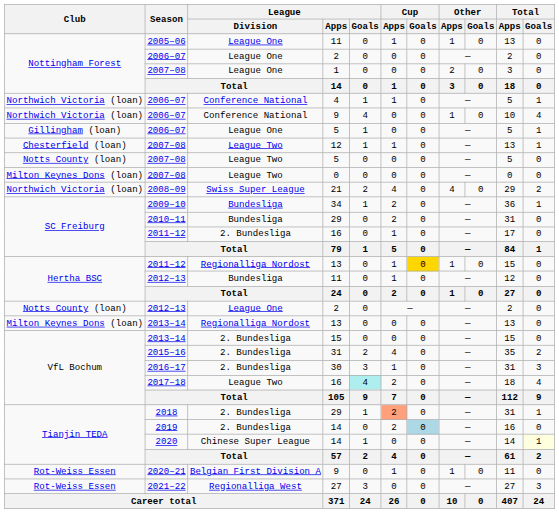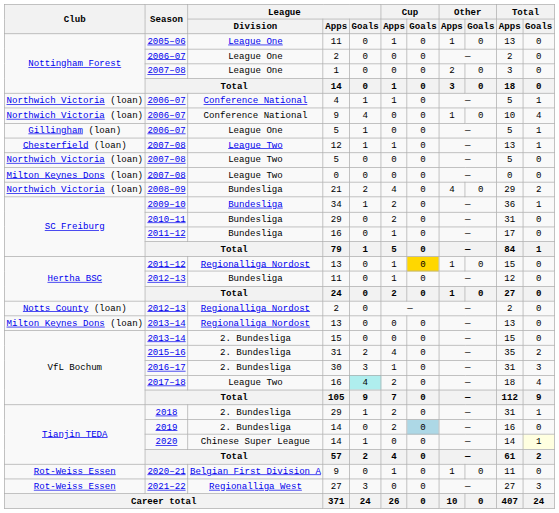(75, 160) Notts County (loan) -> (75, 160) Northwich Victoria (loan)
(255, 190) Swiss Super League -> (255, 190) Bundesliga
(255, 234) 2. Bundesliga -> (255, 234) Bundesliga
(255, 308) League One -> (255, 308) Regionalliga Nordost
(394, 412) lightsalmon background -> (394, 412) no background
